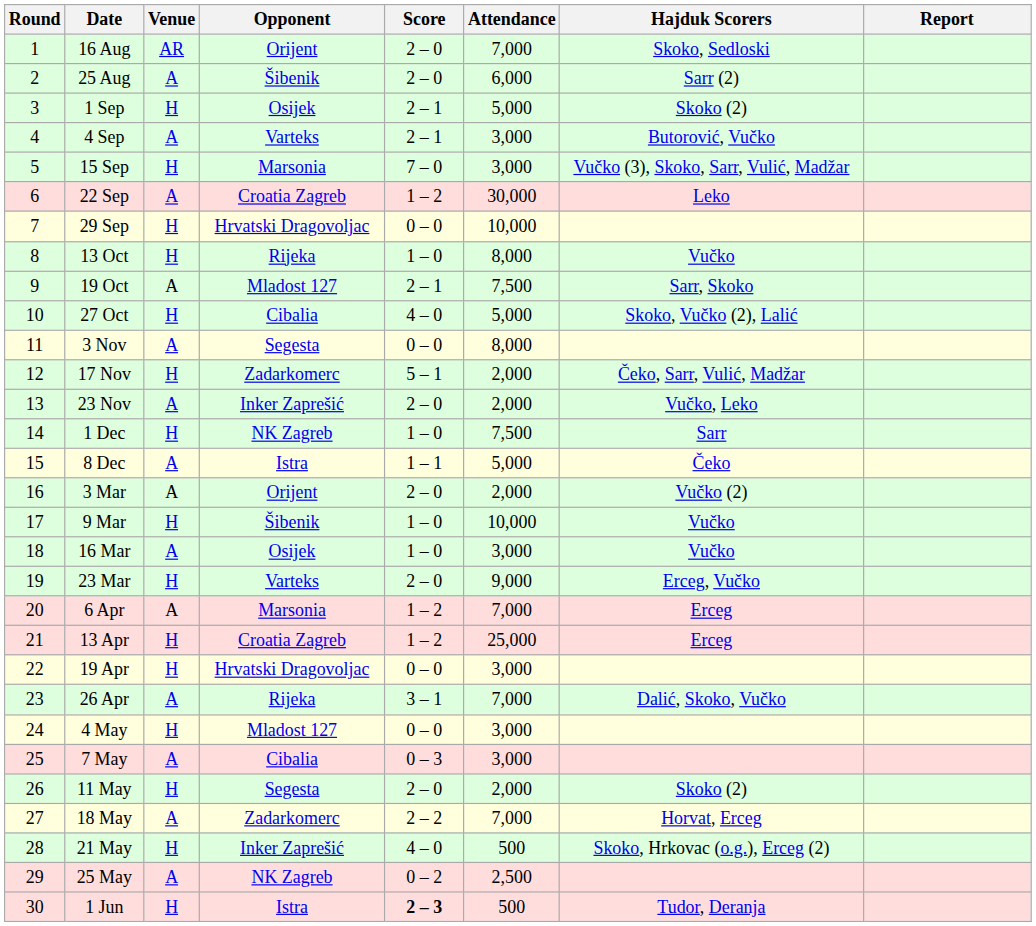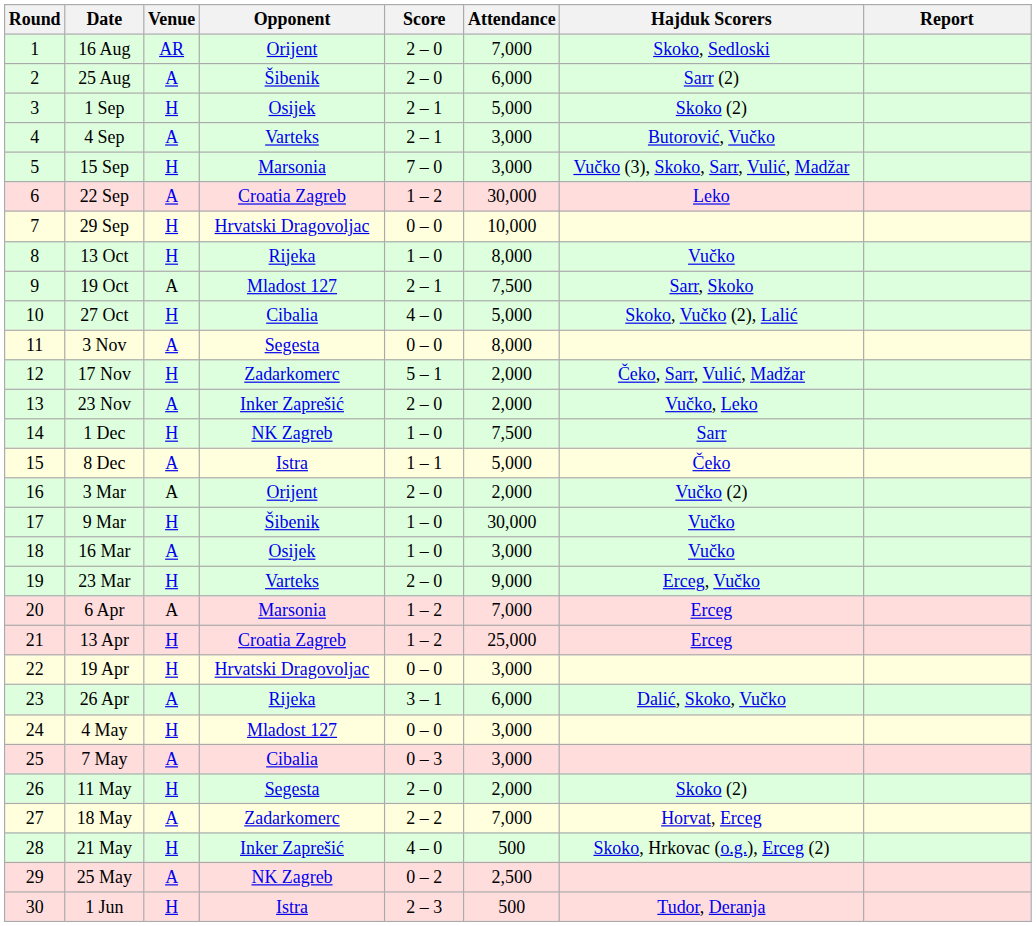(512, 522) 10,000 -> (512, 522) 30,000
(512, 699) 7,000 -> (512, 699) 6,000
(424, 906) bold -> (424, 906) normal
